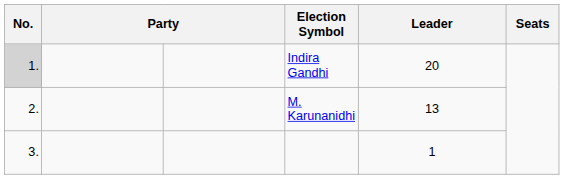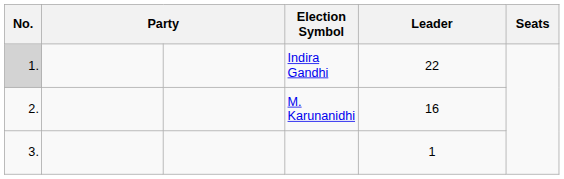(432, 65) 20 -> (432, 65) 22
(432, 109) 13 -> (432, 109) 16
